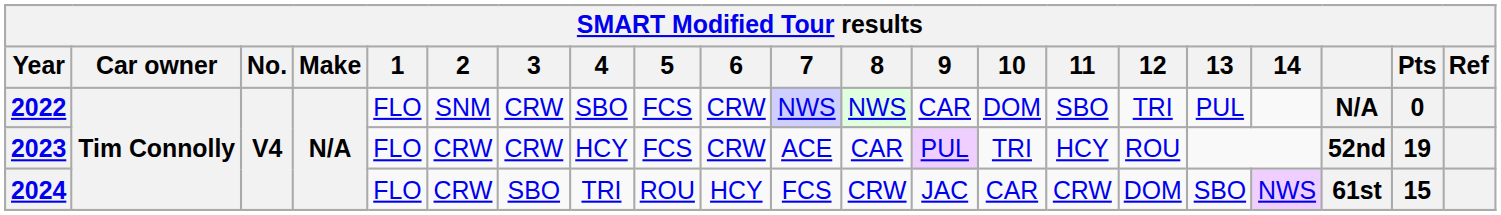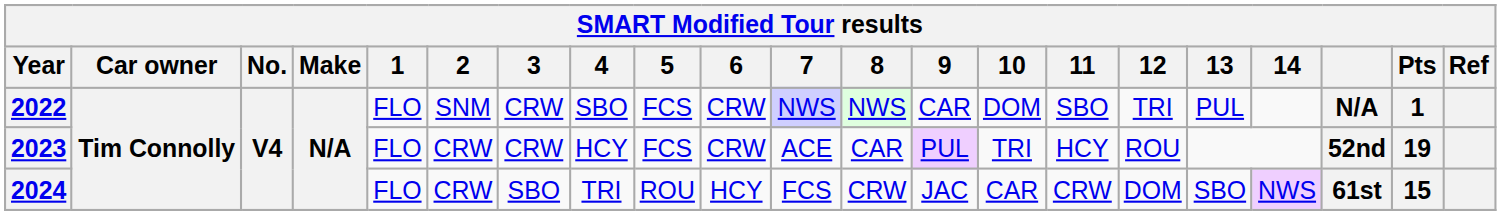(1417, 107) 0 -> (1417, 107) 1
